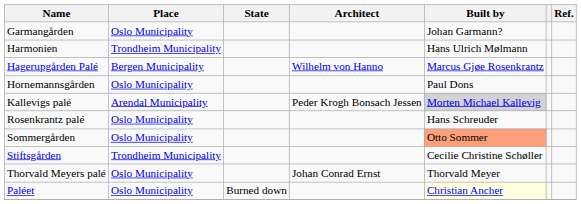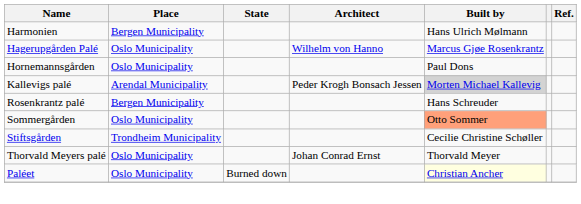- row: (40, 31)
(166, 48) Trondheim Municipality -> (157, 31) Bergen Municipality
(157, 66) Bergen Municipality -> (152, 48) Oslo Municipality
(152, 119) Oslo Municipality -> (157, 102) Bergen Municipality
